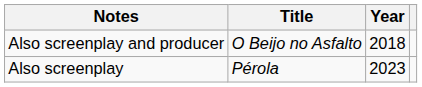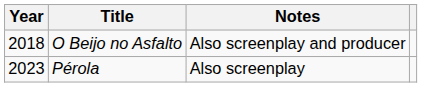columns swapped: (387, 17) <-> (116, 17)
